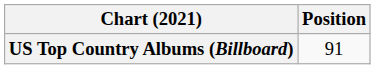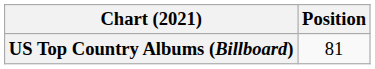(334, 48) 91 -> (334, 48) 81
